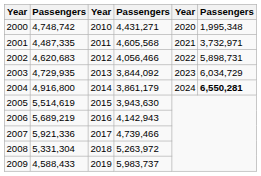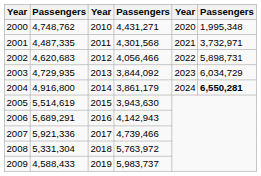(54, 27) 4,748,742 -> (54, 27) 4,748,762
(137, 42) 4,605,568 -> (137, 42) 4,301,568
(54, 118) 5,689,219 -> (54, 118) 5,689,291
(137, 149) 5,263,972 -> (137, 149) 5,763,972
